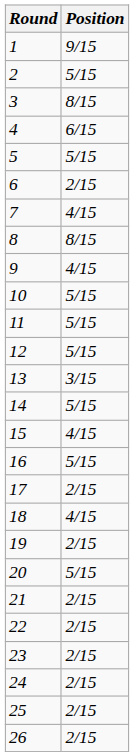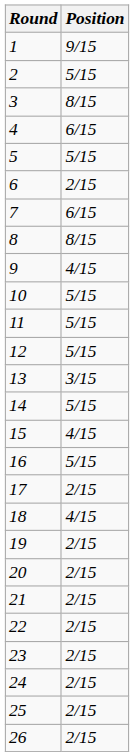(81, 212) 4/15 -> (81, 212) 6/15
(81, 571) 5/15 -> (81, 571) 2/15
